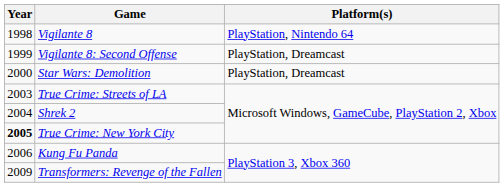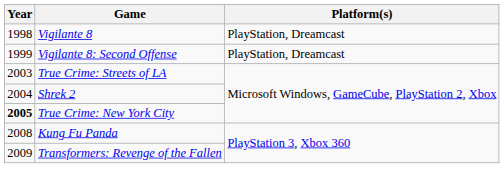(290, 34) PlayStation, Nintendo 64 -> (286, 34) PlayStation, Dreamcast
- row: (94, 73)
(20, 152) 2006 -> (20, 133) 2008
